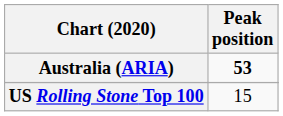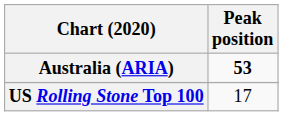(243, 96) 15 -> (243, 96) 17
